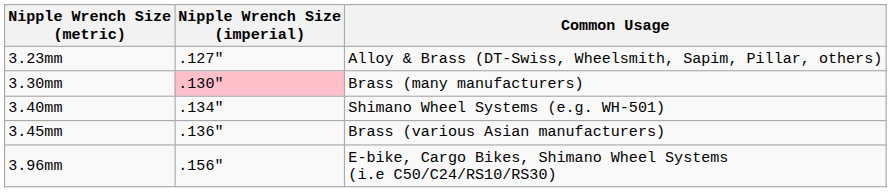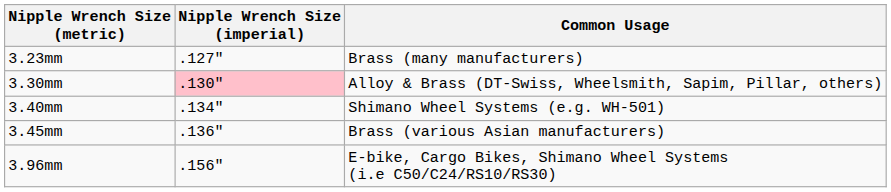(615, 59) Alloy & Brass (DT-Swiss, Wheelsmith, Sapim, Pillar, others) -> (466, 59) Brass (many manufacturers)
(466, 83) Brass (many manufacturers) -> (615, 83) Alloy & Brass (DT-Swiss, Wheelsmith, Sapim, Pillar, others)
